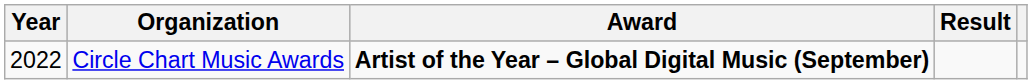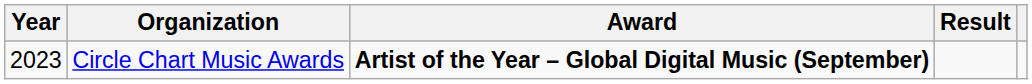(36, 59) 2022 -> (36, 59) 2023
